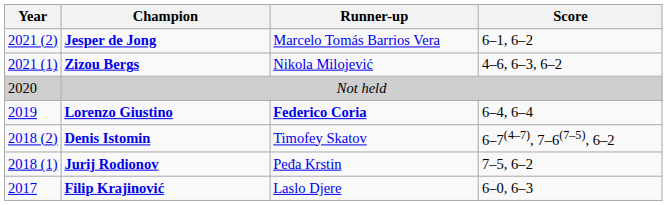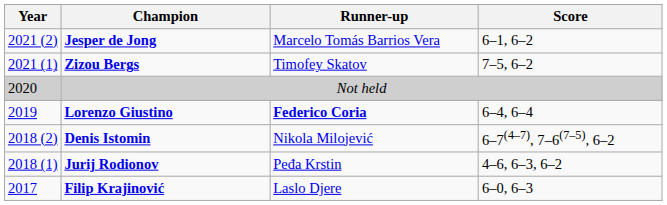(323, 64) Nikola Milojević -> (320, 64) Timofey Skatov
(522, 64) 4–6, 6–3, 6–2 -> (507, 64) 7–5, 6–2
(320, 138) Timofey Skatov -> (323, 138) Nikola Milojević
(507, 164) 7–5, 6–2 -> (522, 164) 4–6, 6–3, 6–2
